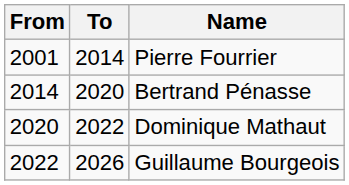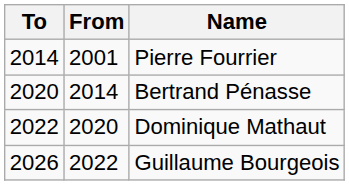columns swapped: (37, 22) <-> (100, 22)
